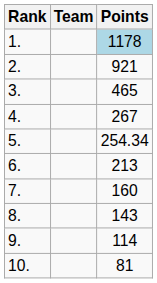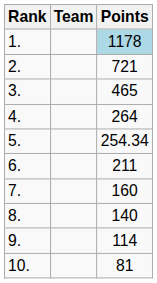(125, 66) 921 -> (125, 66) 721
(125, 116) 267 -> (125, 116) 264
(125, 166) 213 -> (125, 166) 211
(125, 215) 143 -> (125, 215) 140
